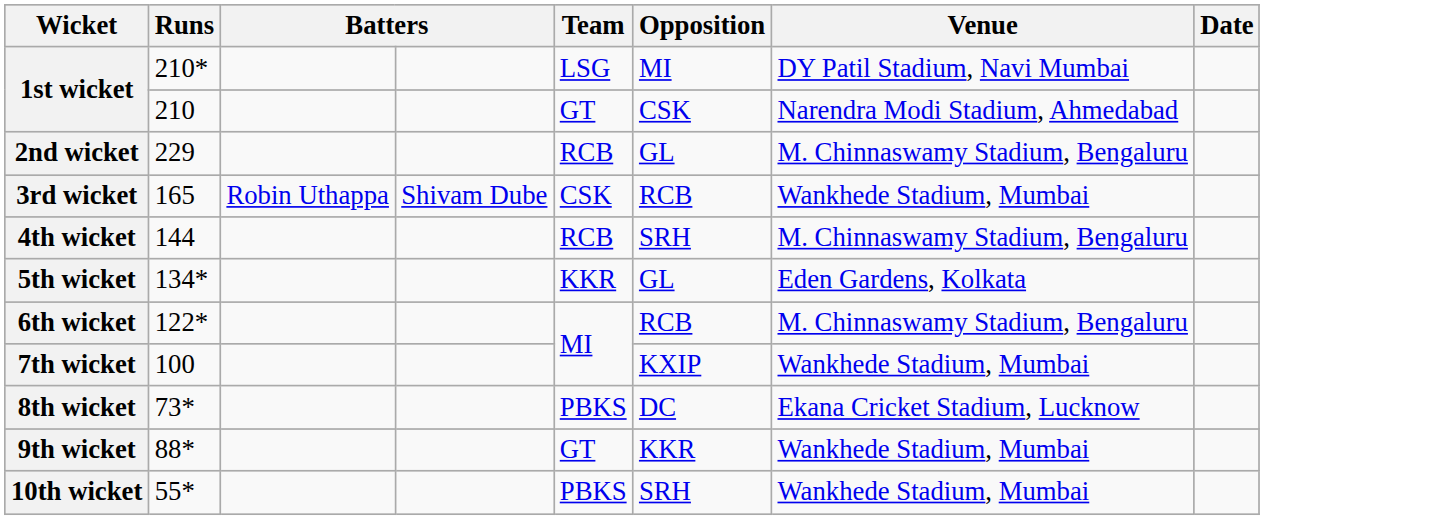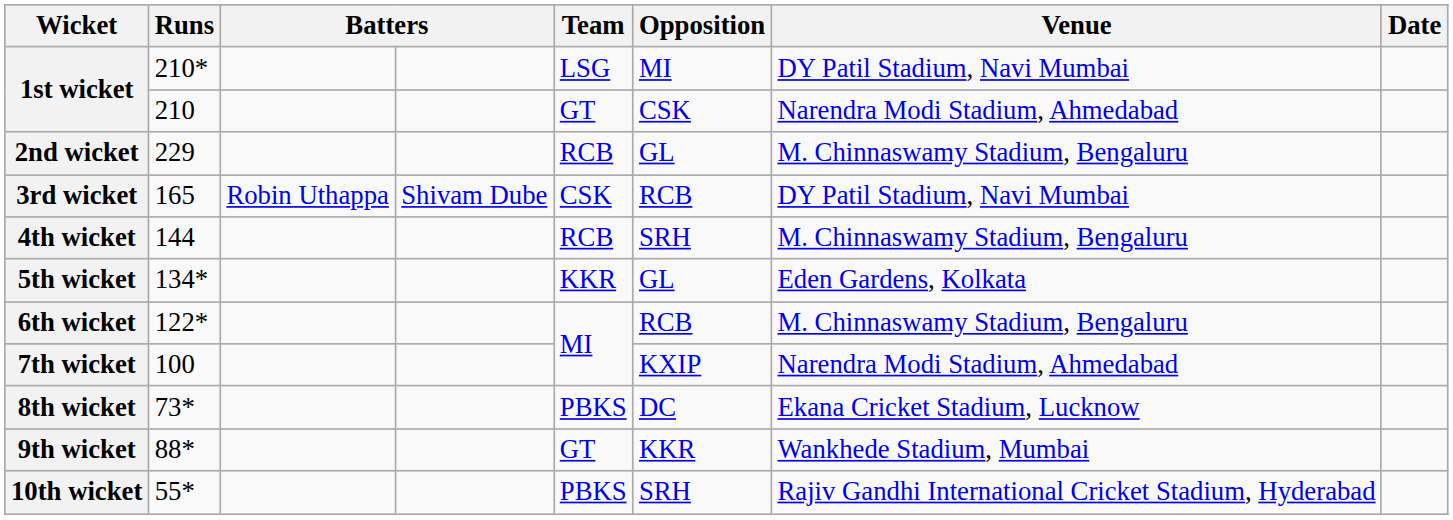(933, 195) Wankhede Stadium, Mumbai -> (953, 195) DY Patil Stadium, Navi Mumbai
(933, 364) Wankhede Stadium, Mumbai -> (978, 364) Narendra Modi Stadium, Ahmedabad
(933, 491) Wankhede Stadium, Mumbai -> (1077, 491) Rajiv Gandhi International Cricket Stadium, Hyderabad
